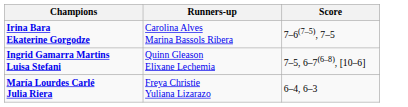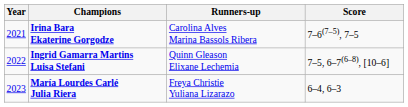+ column: (16, 12)
